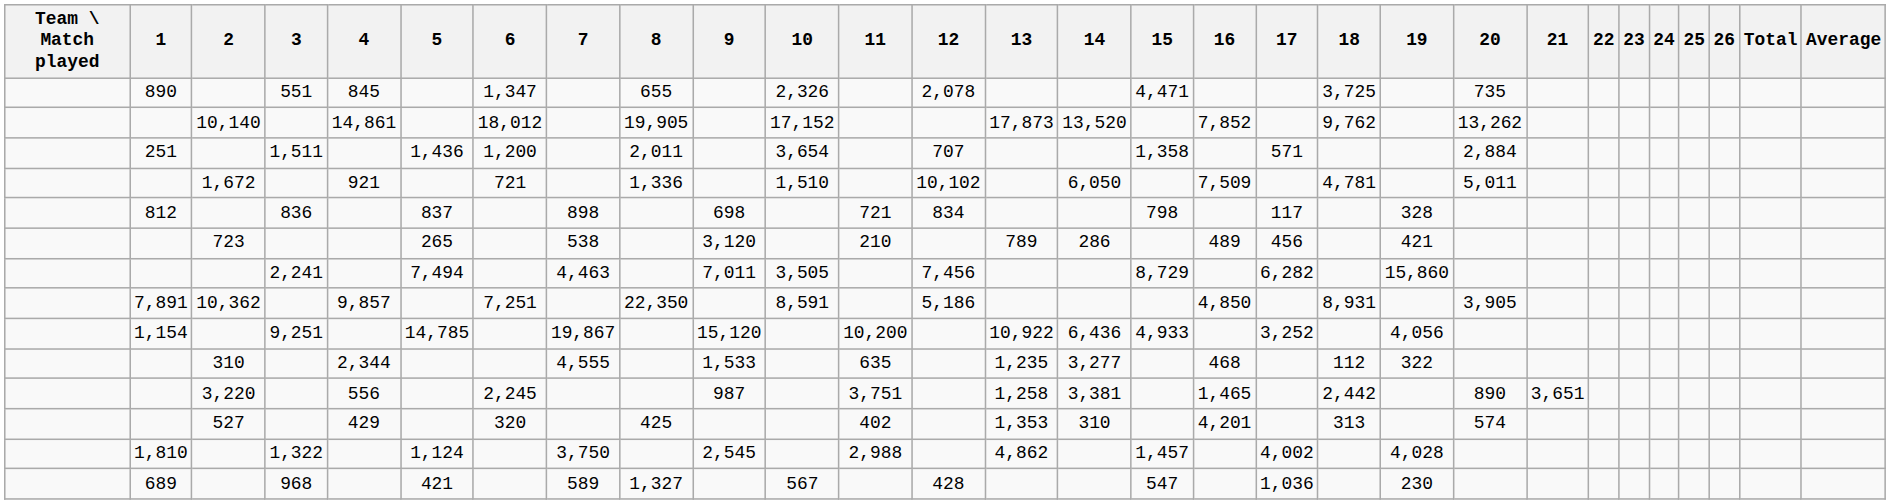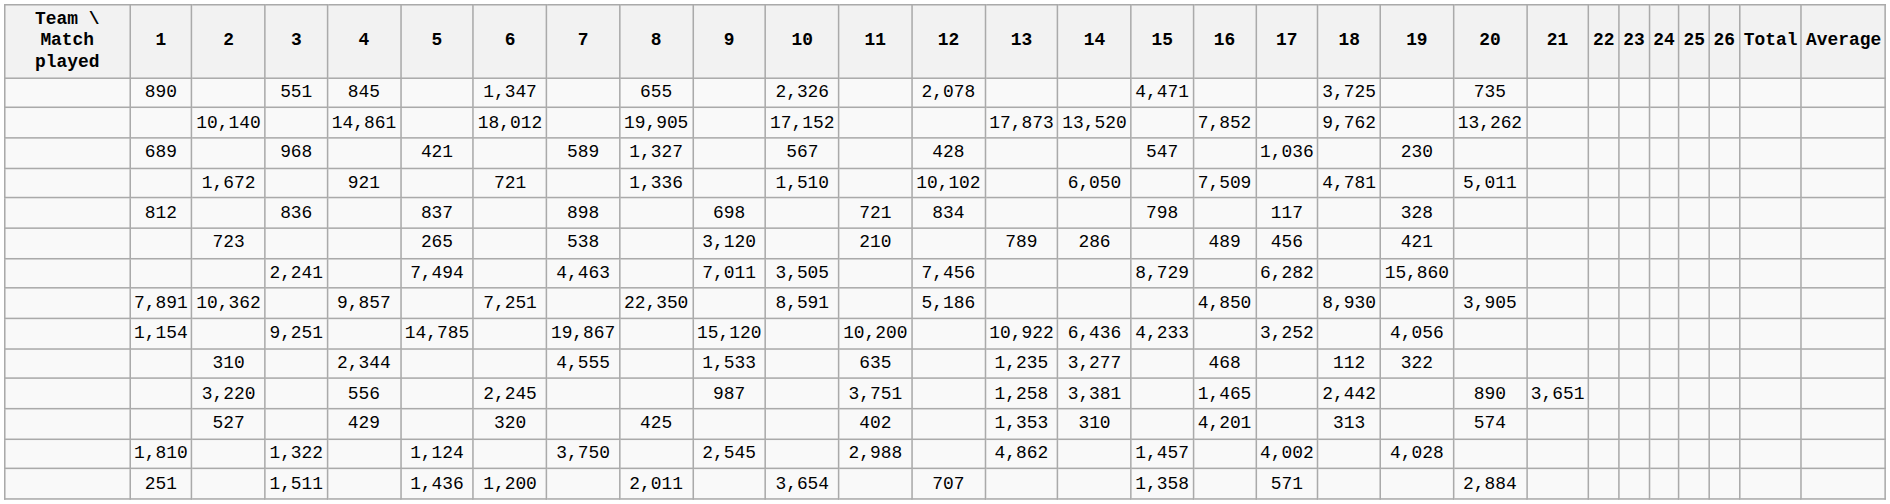rows swapped: (161, 153) <-> (161, 483)
(1349, 303) 8,931 -> (1349, 303) 8,930
(1162, 333) 4,933 -> (1162, 333) 4,233
